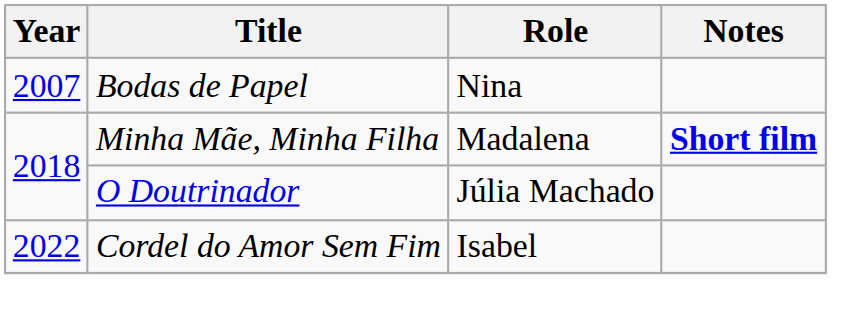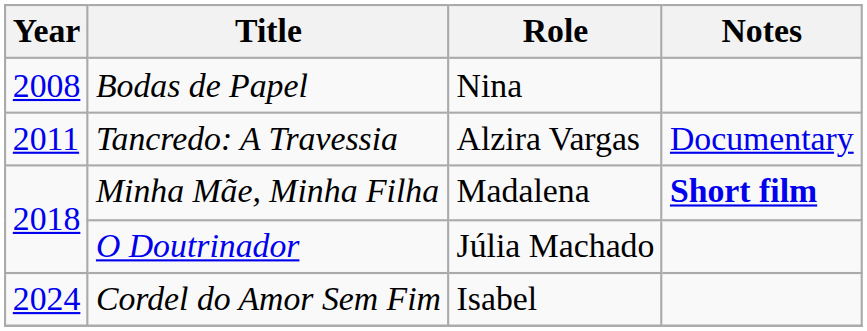(47, 84) 2007 -> (47, 84) 2008
+ row: (247, 138)
(47, 245) 2022 -> (47, 298) 2024
